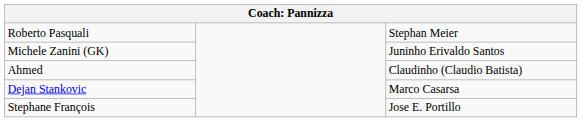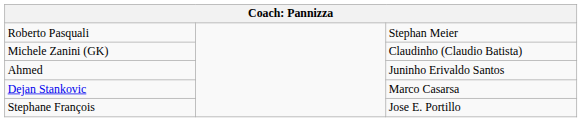(447, 51) Juninho Erivaldo Santos -> (455, 51) Claudinho (Claudio Batista)
(455, 70) Claudinho (Claudio Batista) -> (447, 70) Juninho Erivaldo Santos
